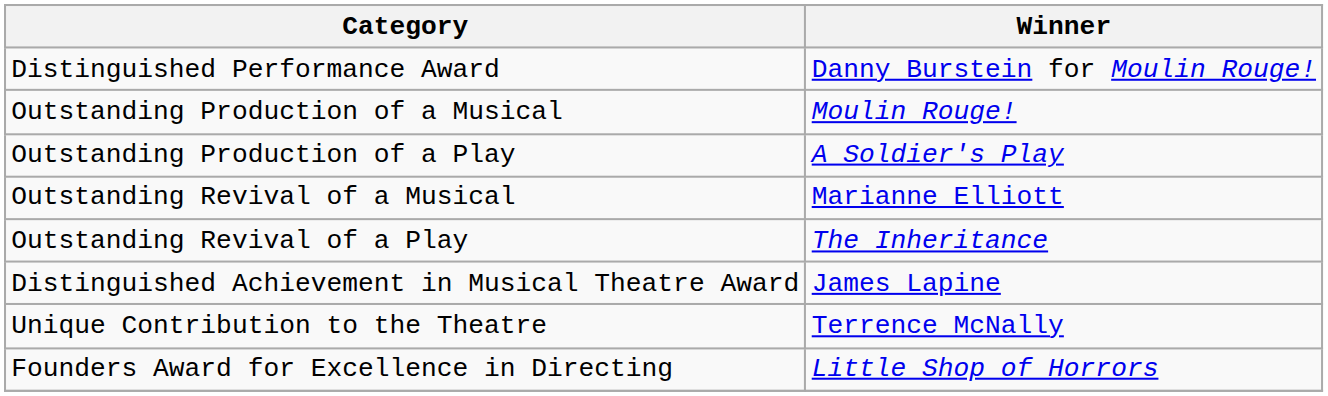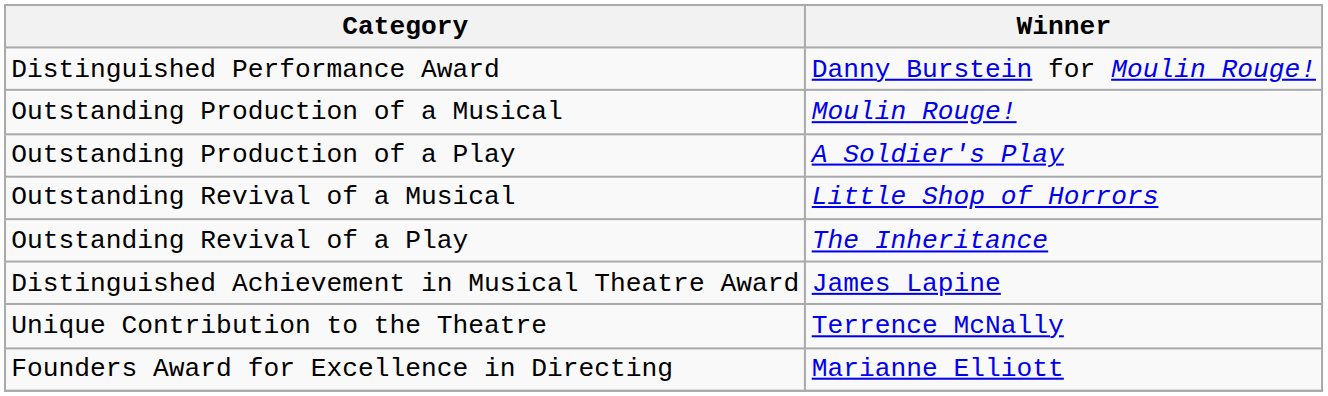(938, 198) Marianne Elliott -> (985, 198) Little Shop of Horrors
(985, 369) Little Shop of Horrors -> (938, 369) Marianne Elliott
